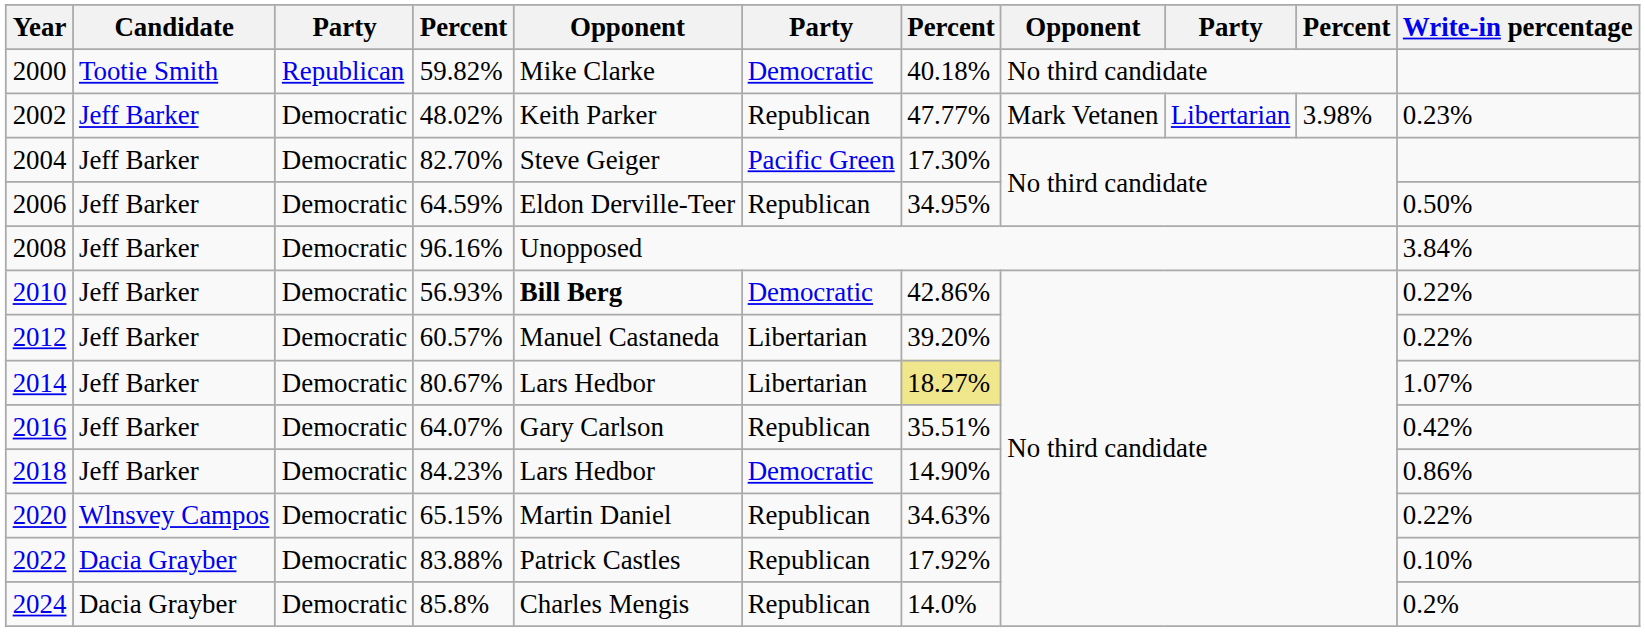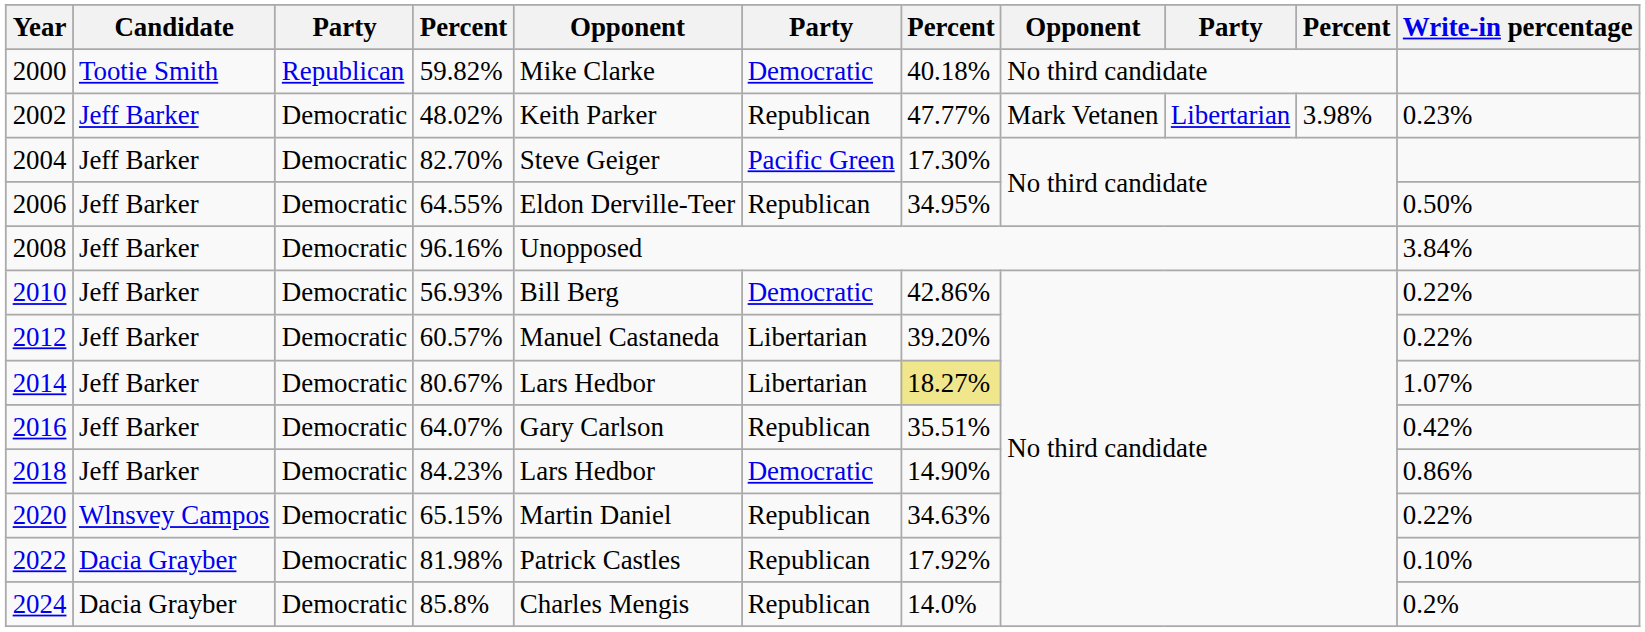(461, 204) 64.59% -> (461, 204) 64.55%
(571, 292) bold -> (569, 292) normal
(461, 559) 83.88% -> (461, 559) 81.98%
